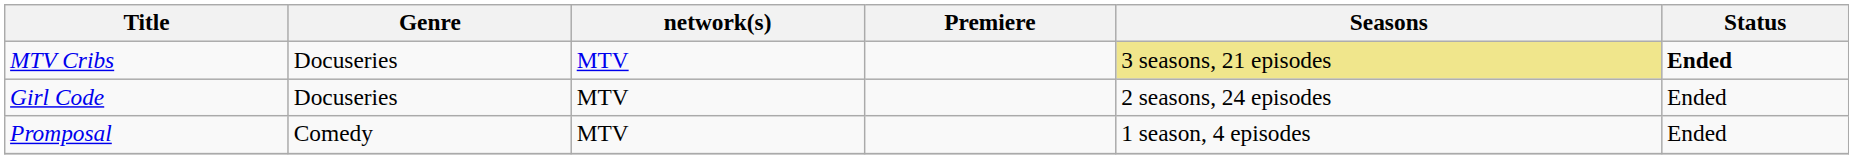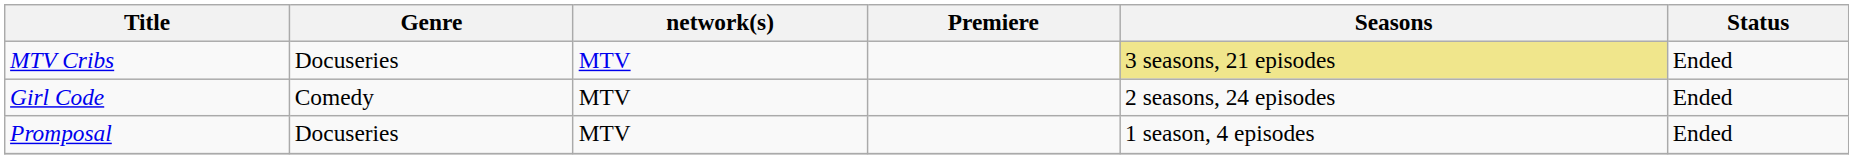(1700, 60) bold -> (1703, 60) normal
(346, 97) Docuseries -> (334, 97) Comedy
(333, 134) Comedy -> (347, 134) Docuseries
